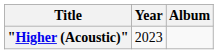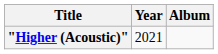(149, 37) 2023 -> (149, 37) 2021
